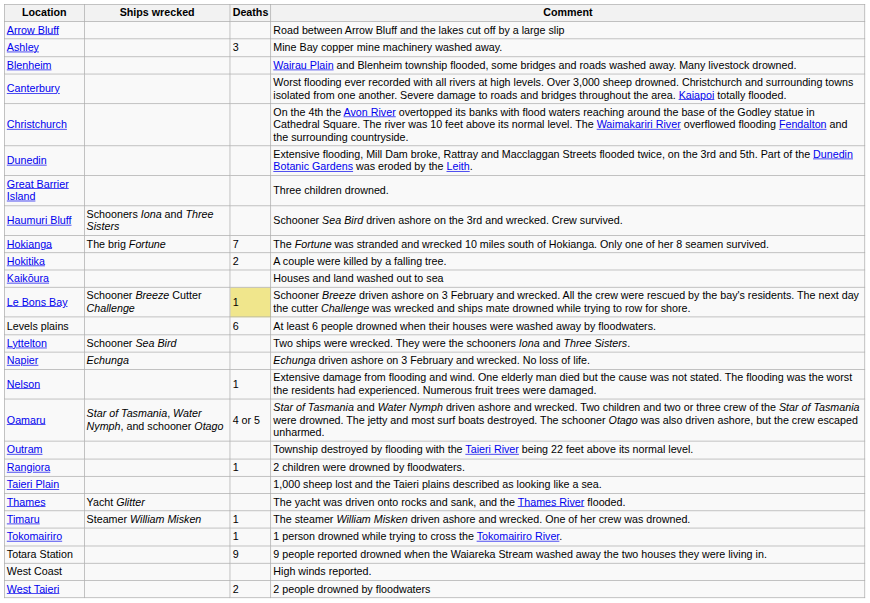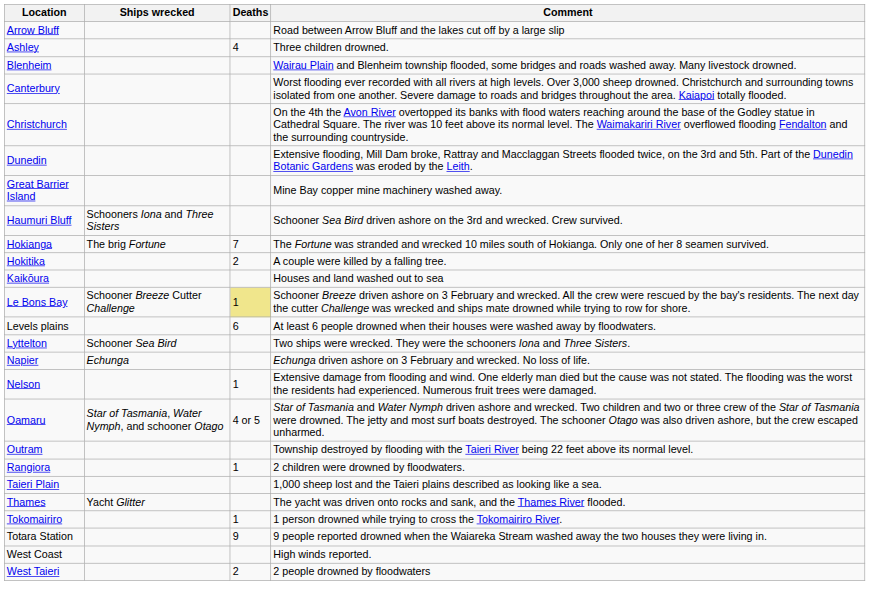(236, 47) 3 -> (236, 47) 4
(388, 47) Mine Bay copper mine machinery washed away. -> (331, 47) Three children drowned.
(331, 190) Three children drowned. -> (388, 190) Mine Bay copper mine machinery washed away.
- row: (23, 519)
